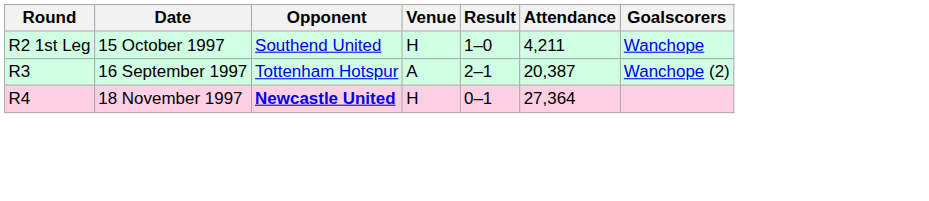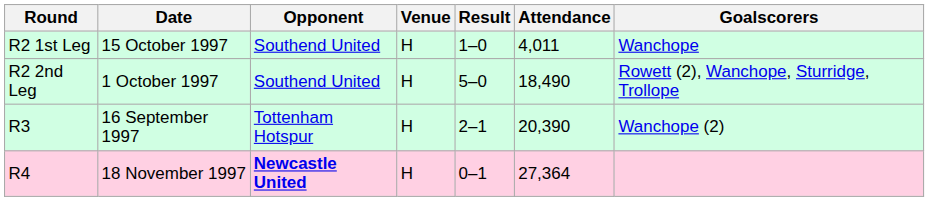(544, 44) 4,211 -> (539, 44) 4,011
+ row: (36, 81)
(412, 71) A -> (407, 127) H
(550, 71) 20,387 -> (544, 127) 20,390
